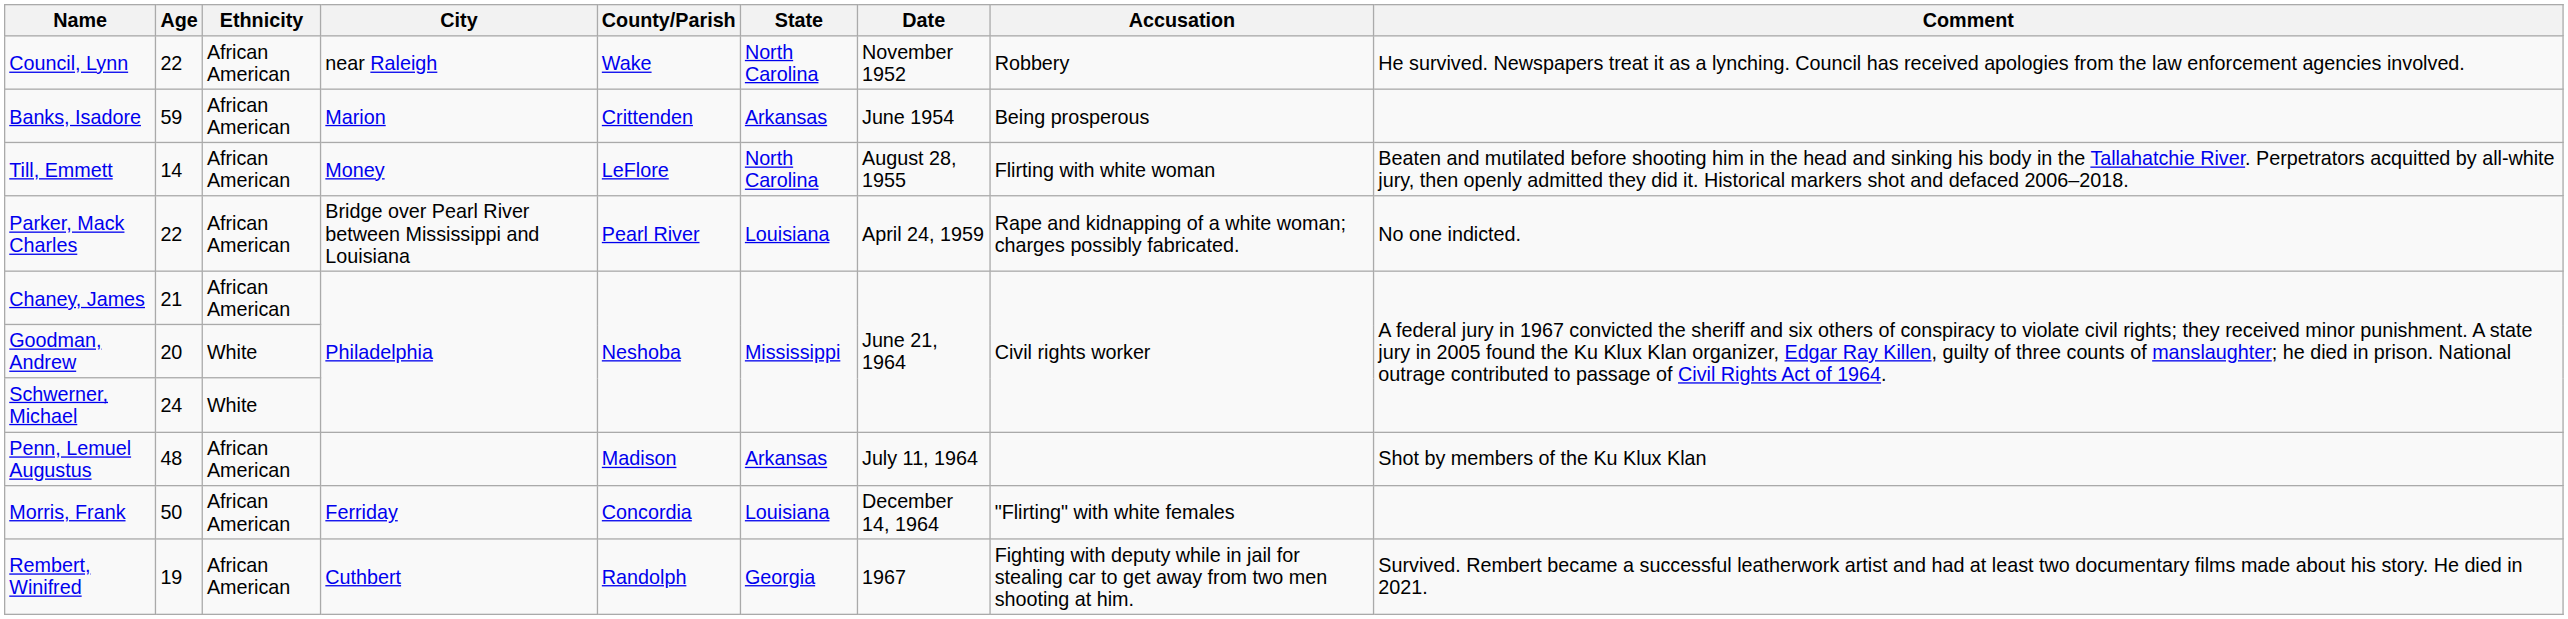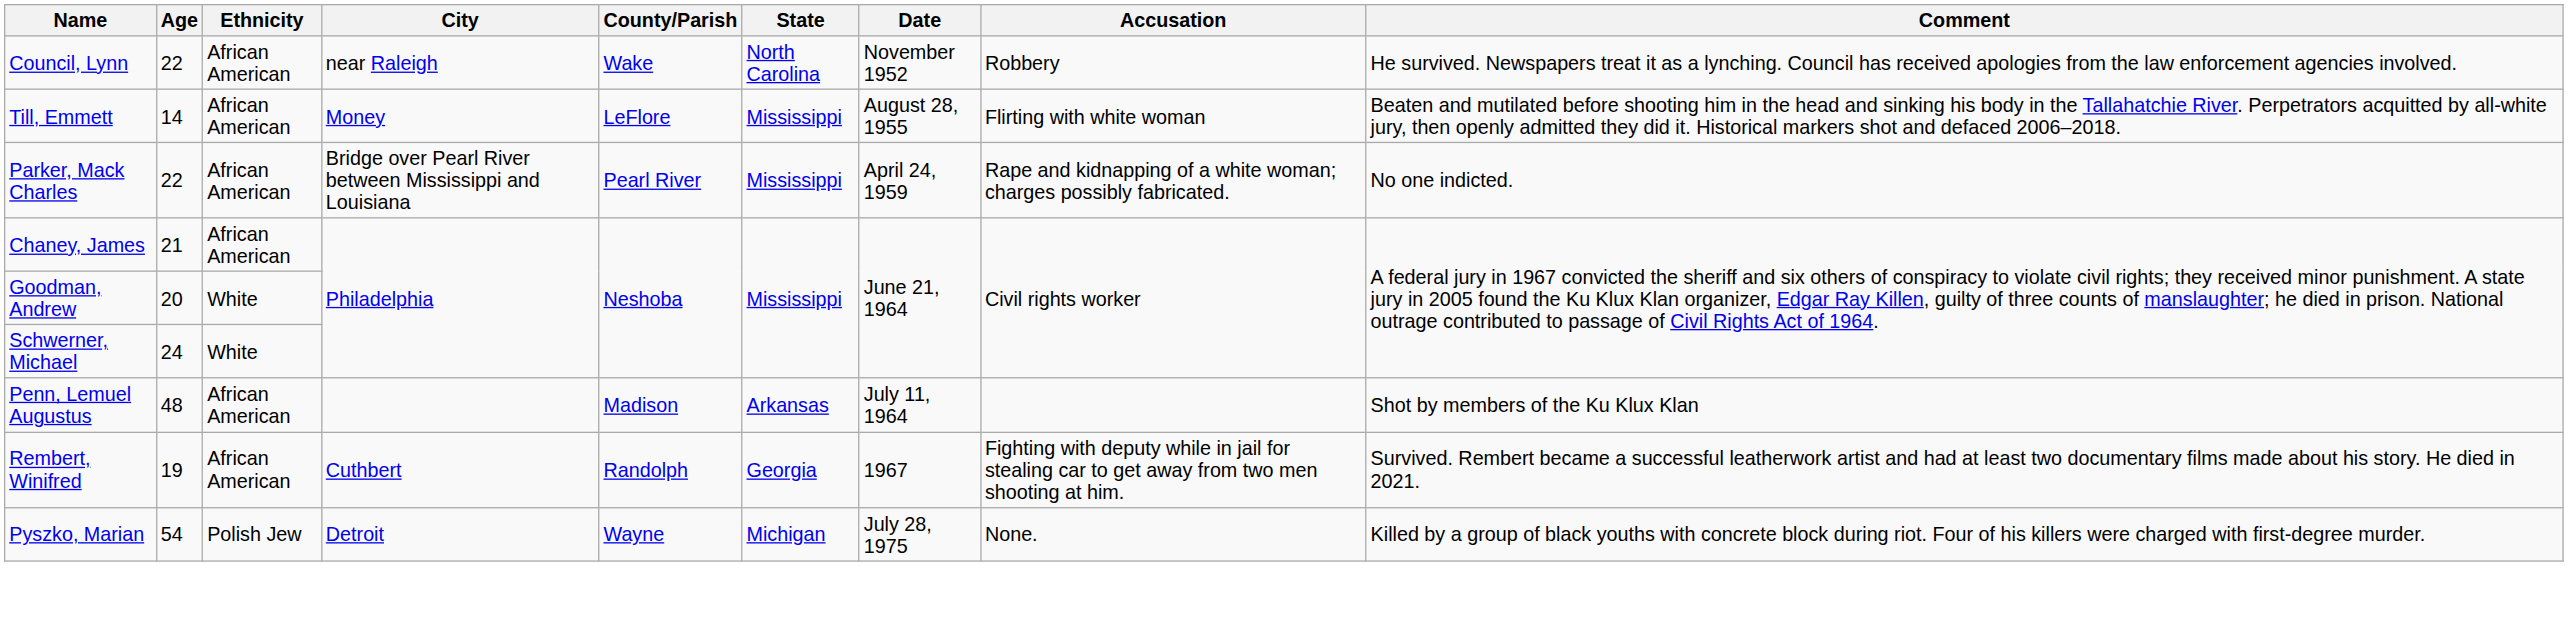- row: (75, 116)
(782, 170) North Carolina -> (794, 116) Mississippi
(787, 234) Louisiana -> (794, 181) Mississippi
- row: (67, 512)
+ row: (77, 534)
